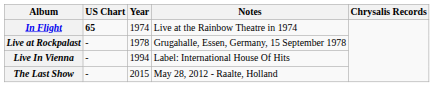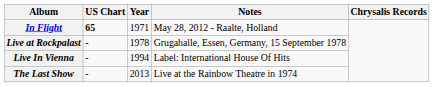(139, 27) 1974 -> (139, 27) 1971
(225, 27) Live at the Rainbow Theatre in 1974 -> (216, 27) May 28, 2012 - Raalte, Holland
(139, 74) 2015 -> (139, 74) 2013
(216, 74) May 28, 2012 - Raalte, Holland -> (225, 74) Live at the Rainbow Theatre in 1974
